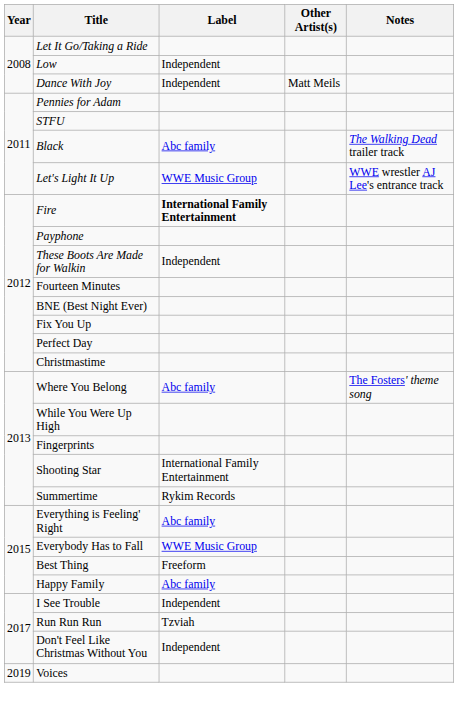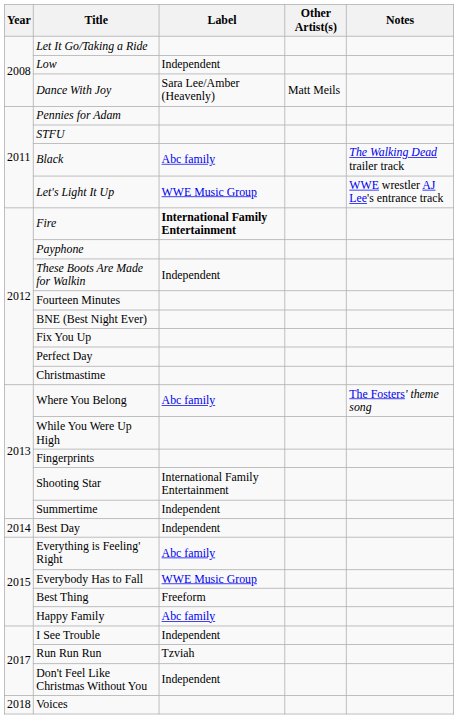(191, 83) Independent -> (201, 90) Sara Lee/Amber (Heavenly)
(198, 495) Rykim Records -> (191, 509) Independent
+ row: (58, 528)
(19, 672) 2019 -> (19, 704) 2018
